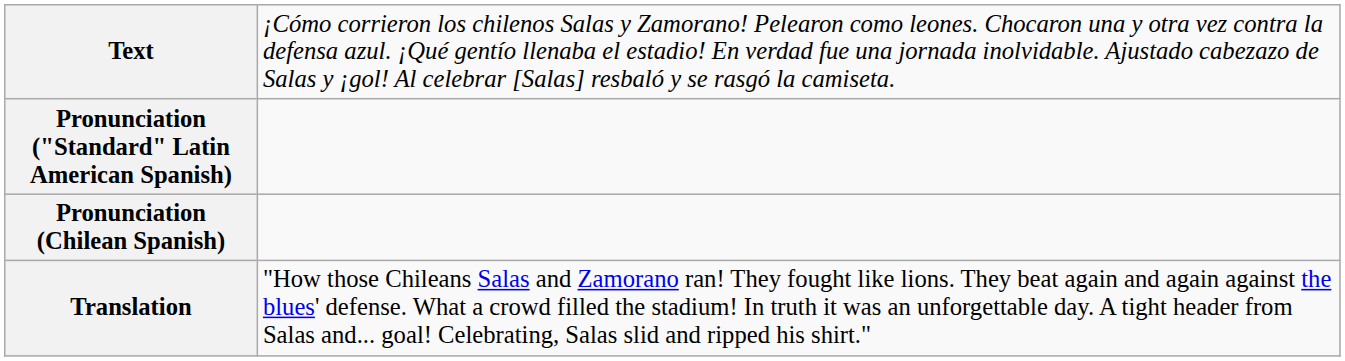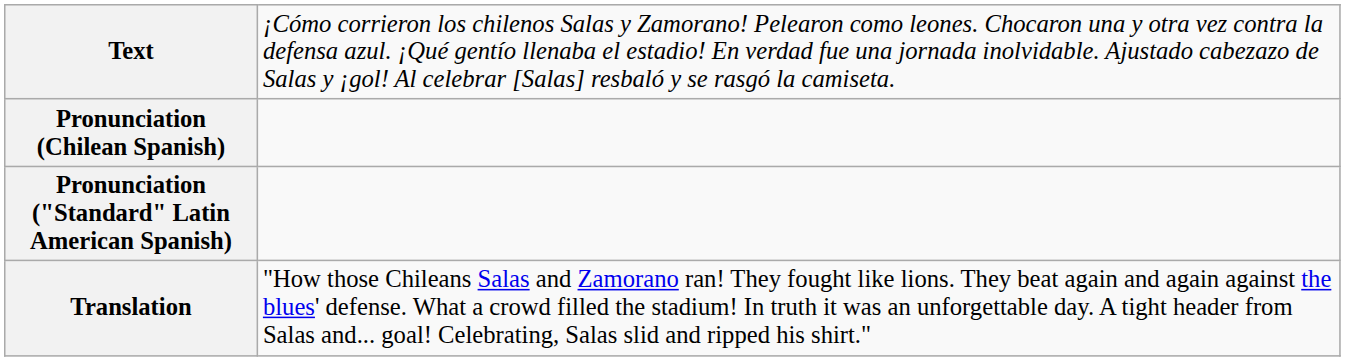rows swapped: (131, 146) <-> (131, 226)
